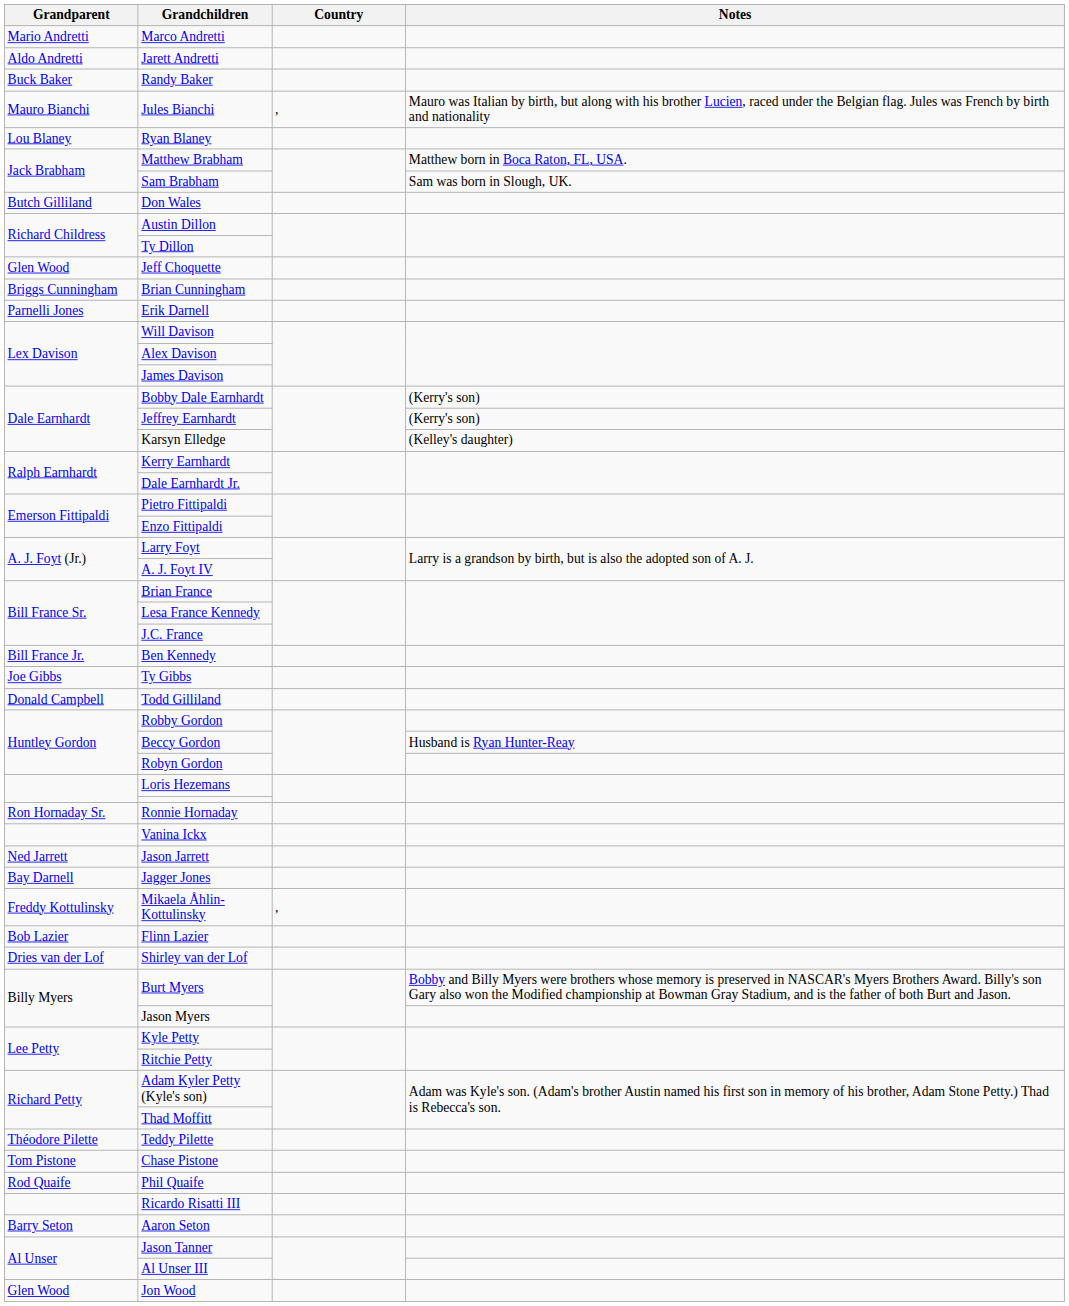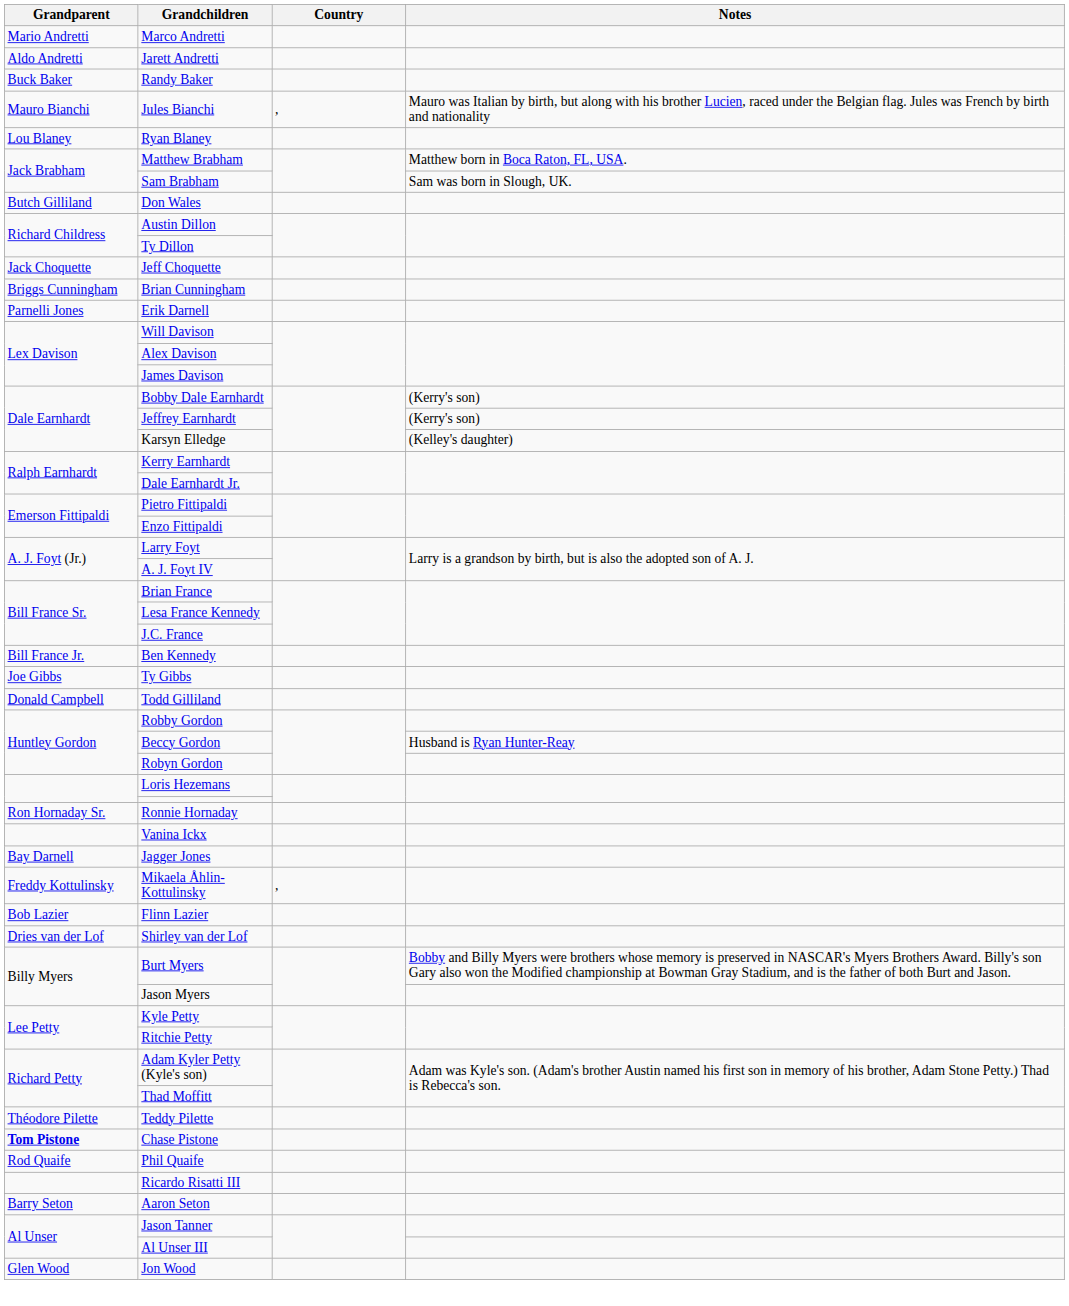(38, 267) Glen Wood -> (49, 267) Jack Choquette
- row: (175, 856)
(42, 1161) normal -> (43, 1139) bold
